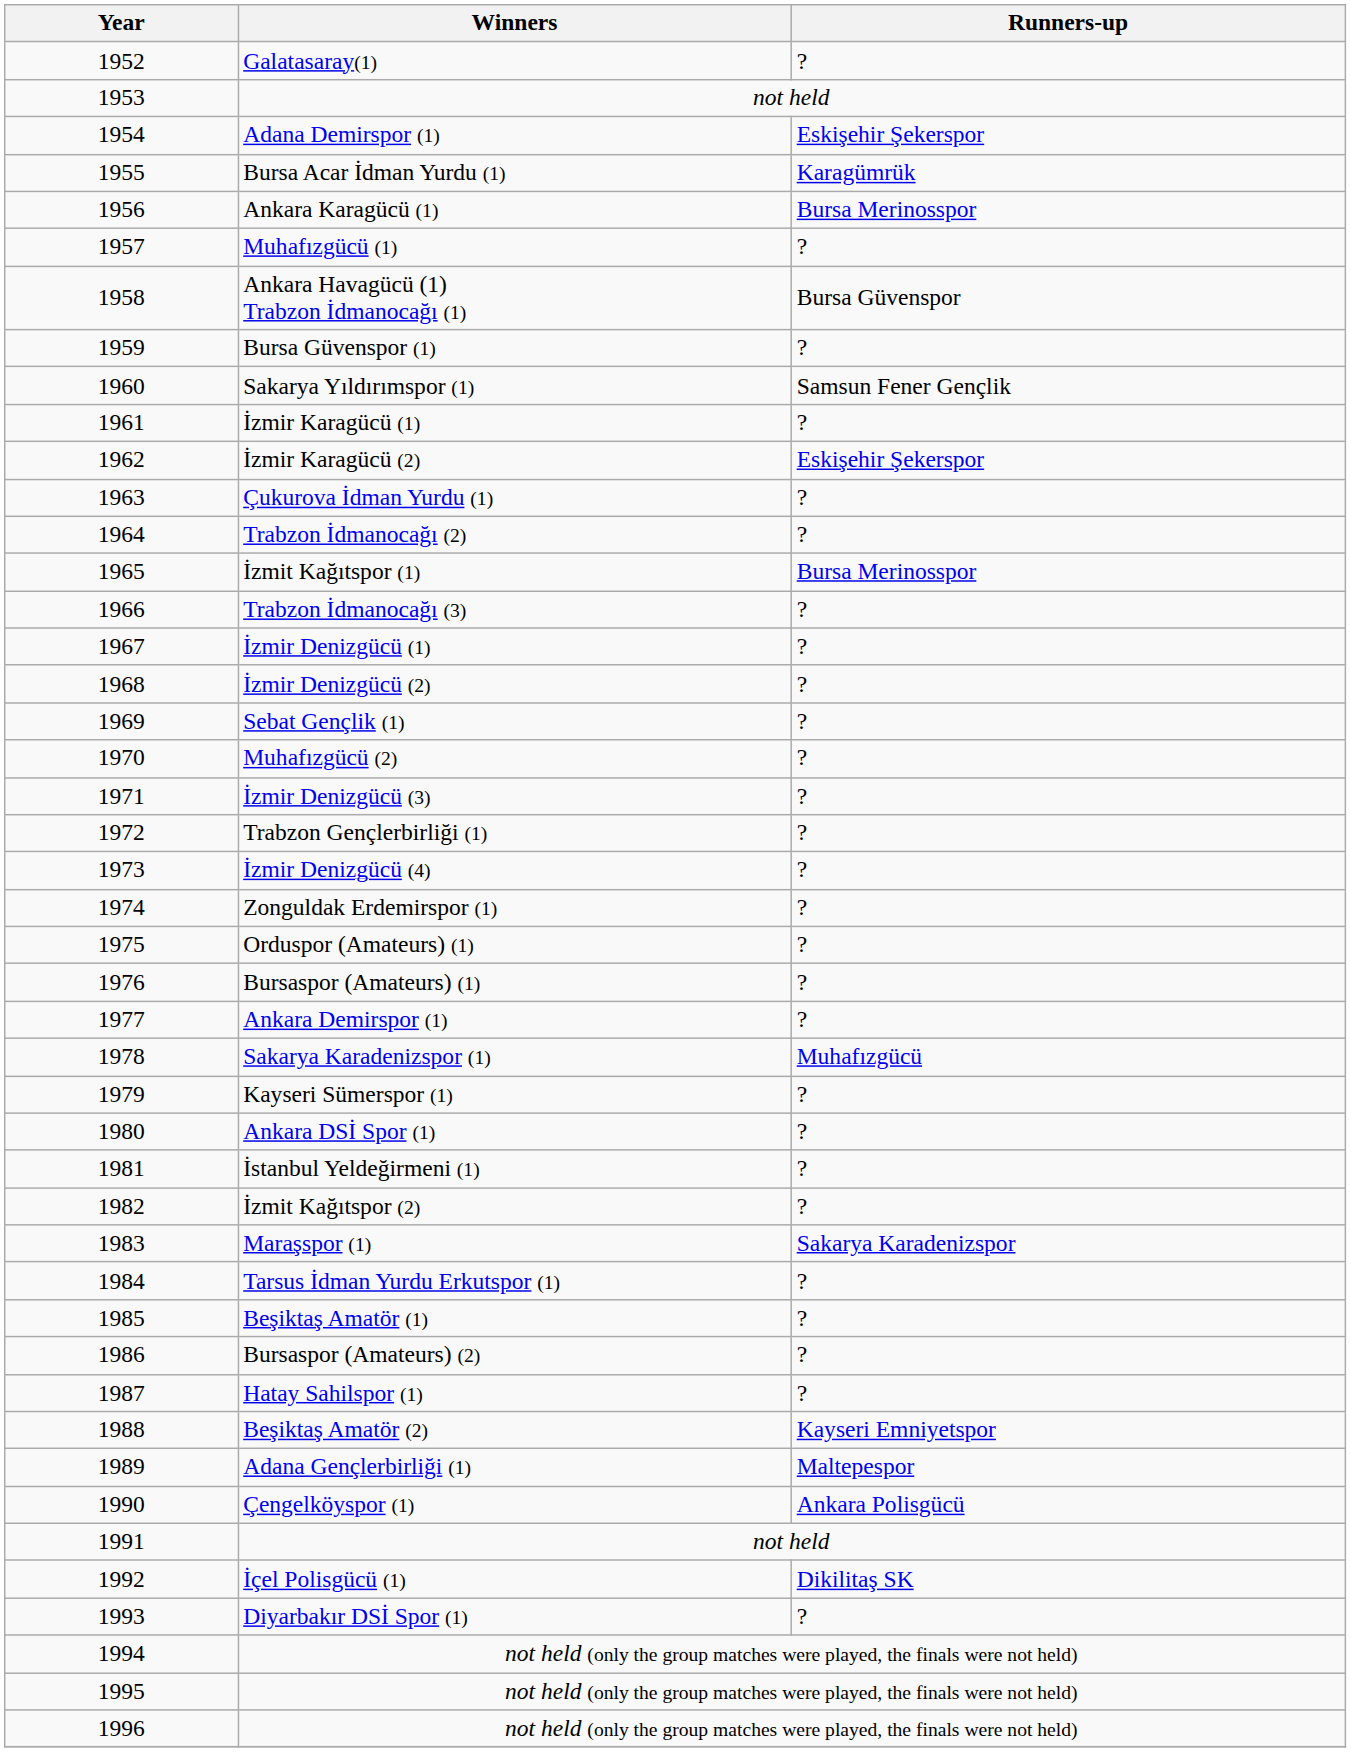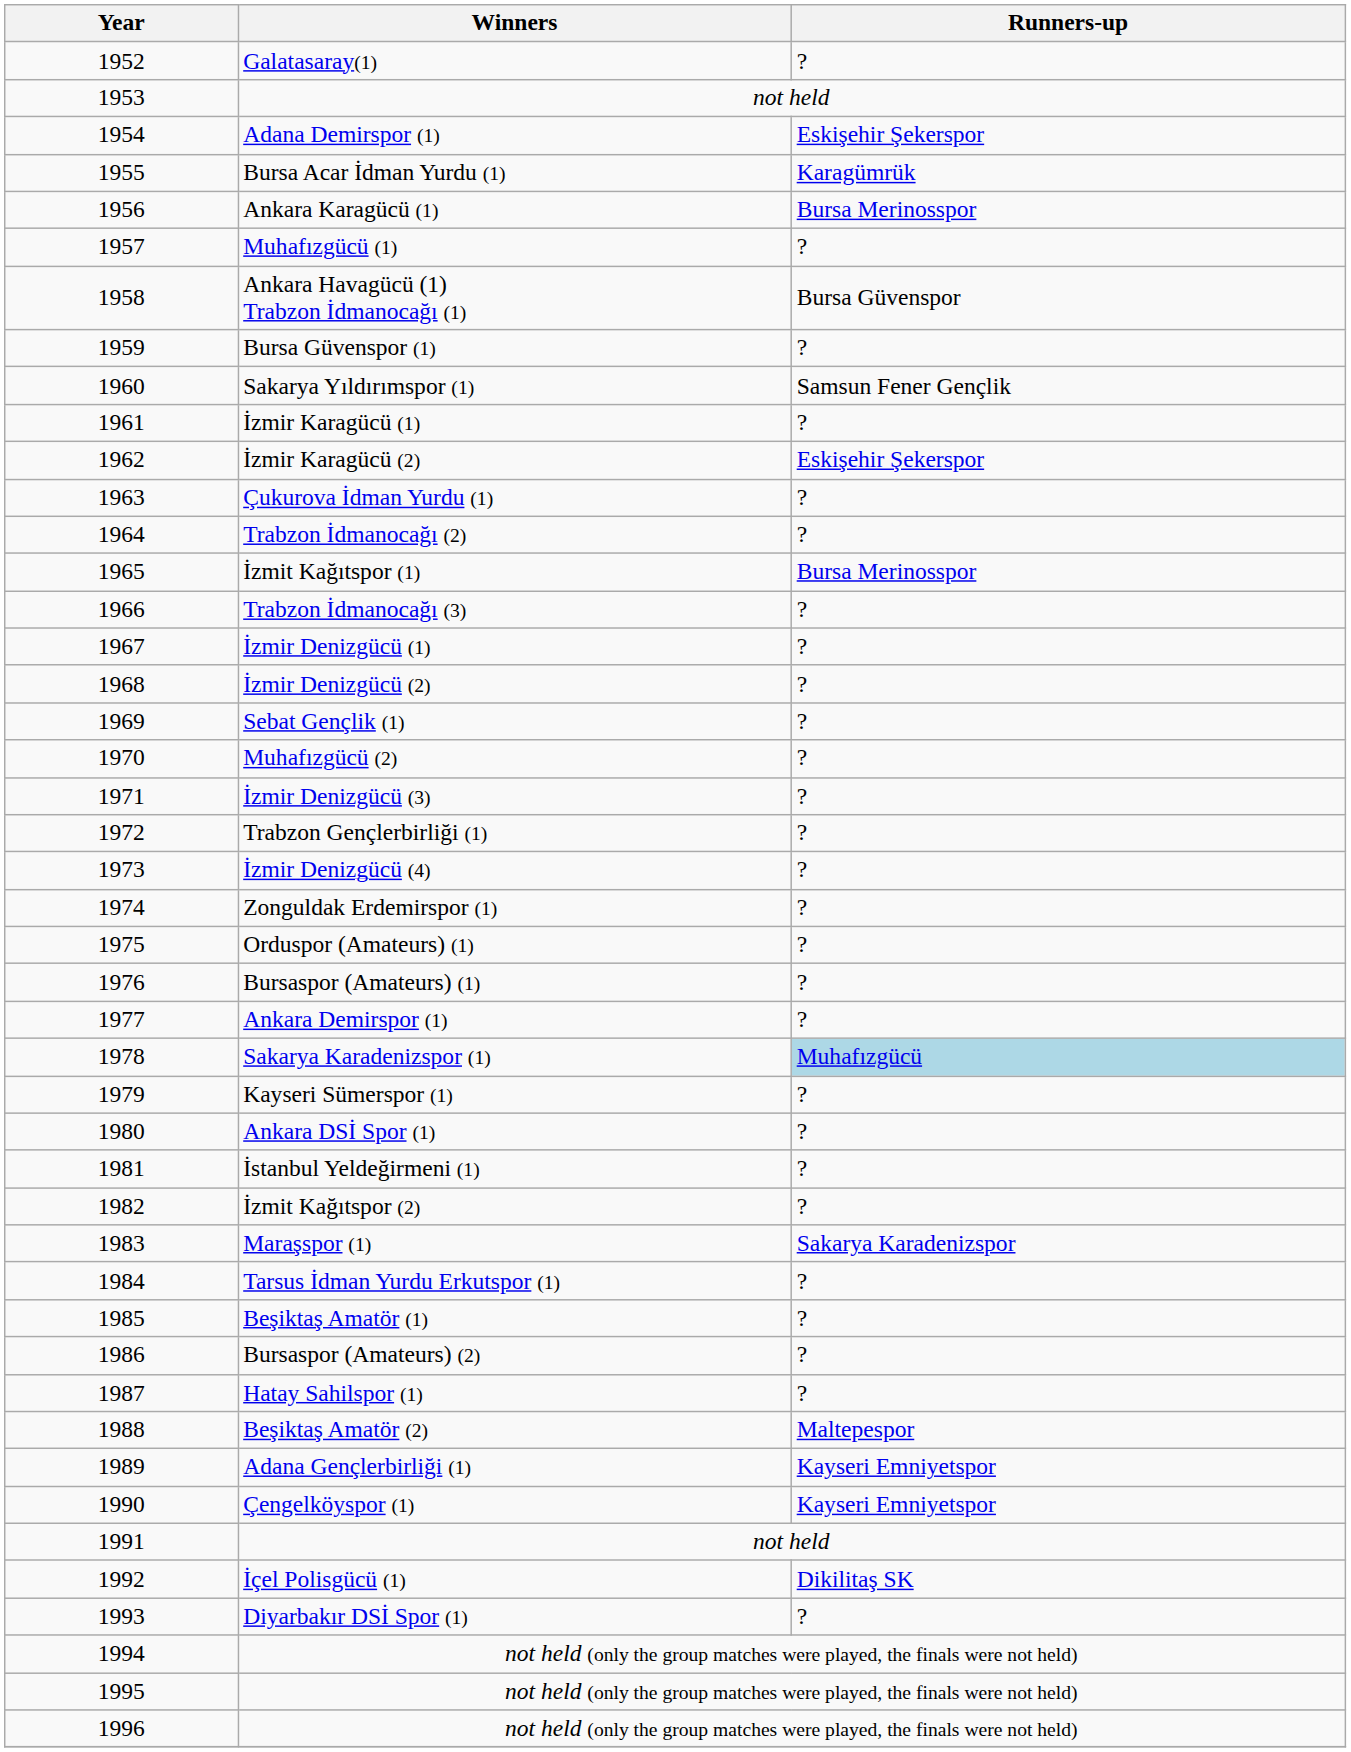(859, 1056) no background -> (859, 1056) lightblue background
(896, 1429) Kayseri Emniyetspor -> (855, 1429) Maltepespor
(855, 1467) Maltepespor -> (896, 1467) Kayseri Emniyetspor
(881, 1504) Ankara Polisgücü -> (896, 1504) Kayseri Emniyetspor
